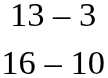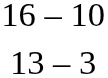rows swapped: (53, 62) <-> (53, 14)
